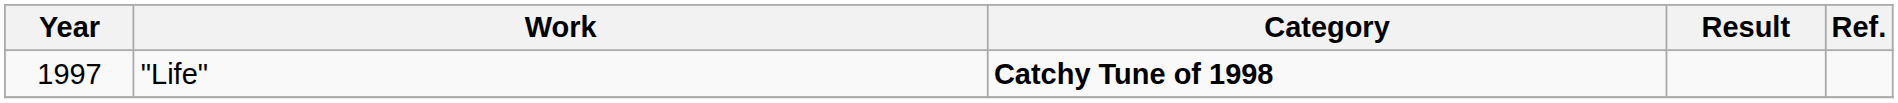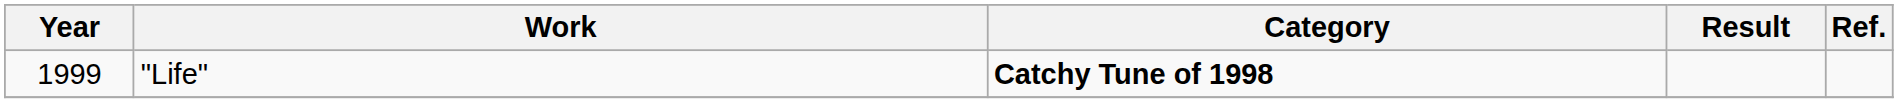(69, 73) 1997 -> (69, 73) 1999
